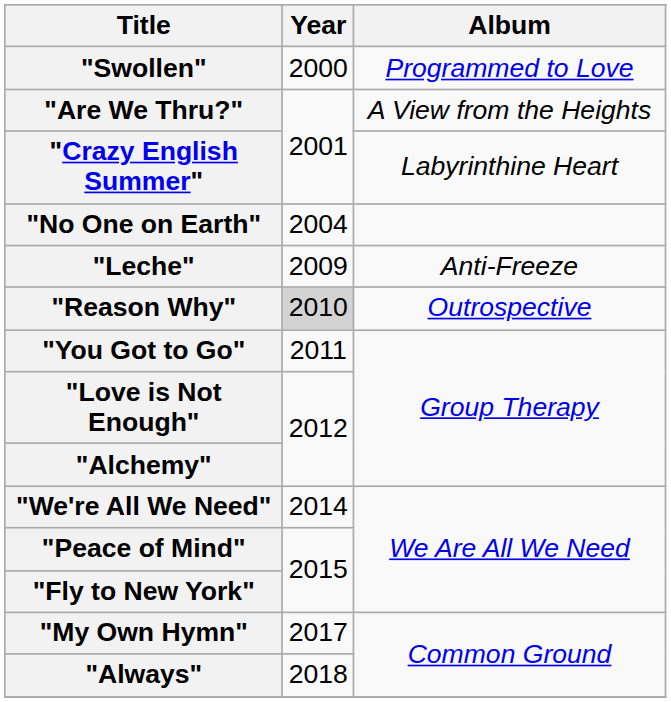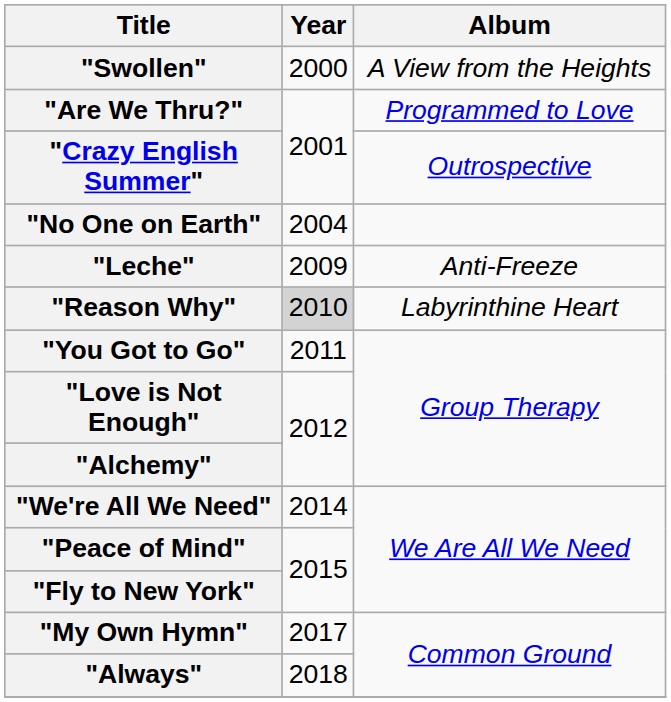(510, 67) Programmed to Love -> (510, 67) A View from the Heights
(510, 109) A View from the Heights -> (510, 109) Programmed to Love
(510, 166) Labyrinthine Heart -> (510, 166) Outrospective
(510, 308) Outrospective -> (510, 308) Labyrinthine Heart
